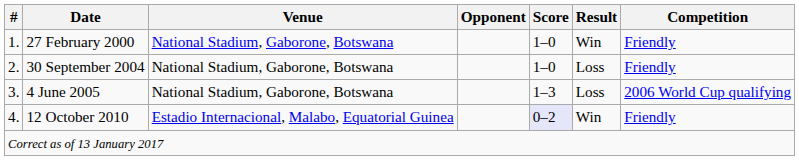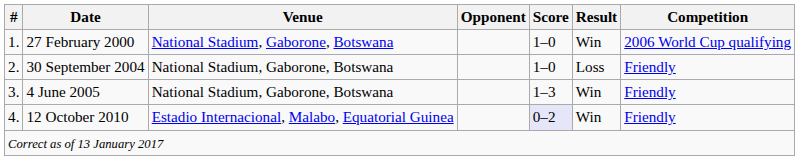(650, 42) Friendly -> (708, 42) 2006 World Cup qualifying
(590, 92) Loss -> (589, 92) Win
(708, 92) 2006 World Cup qualifying -> (650, 92) Friendly
